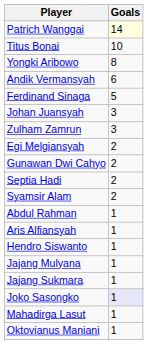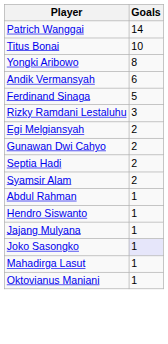(117, 29) lightyellow background -> (137, 29) no background
- row: (45, 113)
+ row: (67, 113)
- row: (44, 130)
- row: (41, 230)
- row: (45, 280)
